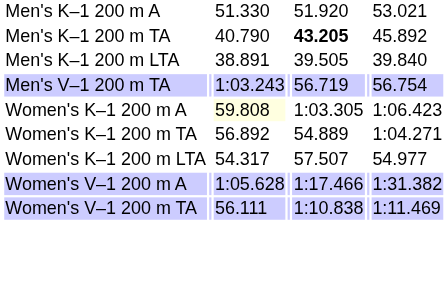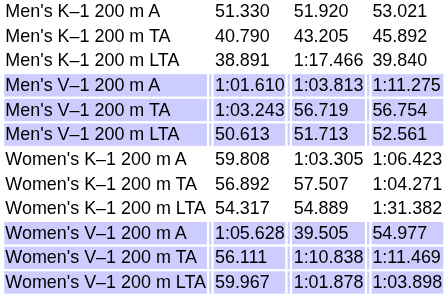(321, 36) bold -> (321, 36) normal
(321, 60) 39.505 -> (329, 60) 1:17.466
+ row: (83, 85)
+ row: (92, 134)
(242, 109) lightyellow background -> (242, 159) no background
(321, 134) 54.889 -> (321, 183) 57.507
(321, 159) 57.507 -> (321, 208) 54.889
(400, 159) 54.977 -> (407, 208) 1:31.382
(329, 183) 1:17.466 -> (321, 233) 39.505
(407, 183) 1:31.382 -> (400, 233) 54.977
+ row: (106, 282)
